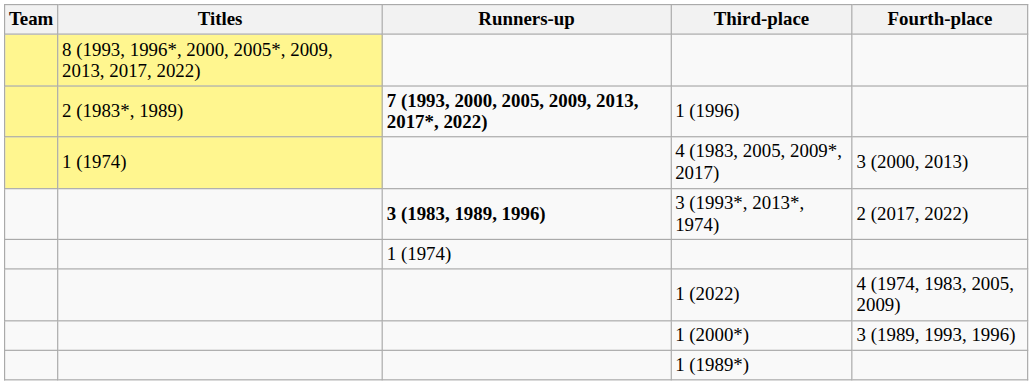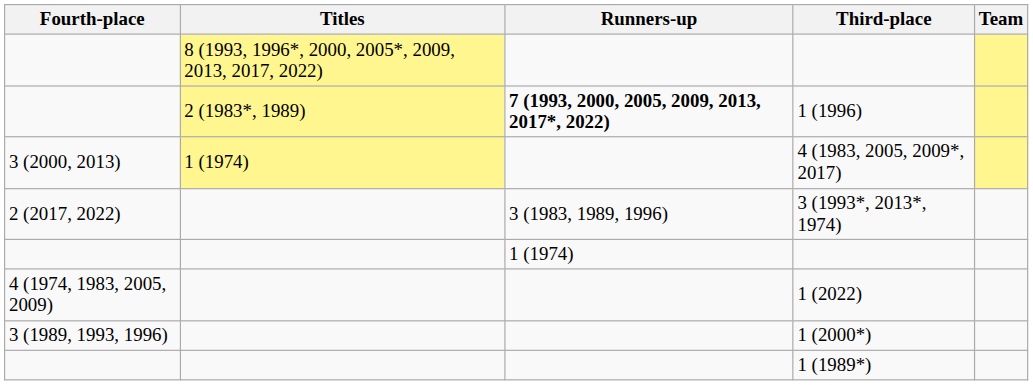columns swapped: (31, 19) <-> (940, 19)
(466, 213) bold -> (589, 213) normal
